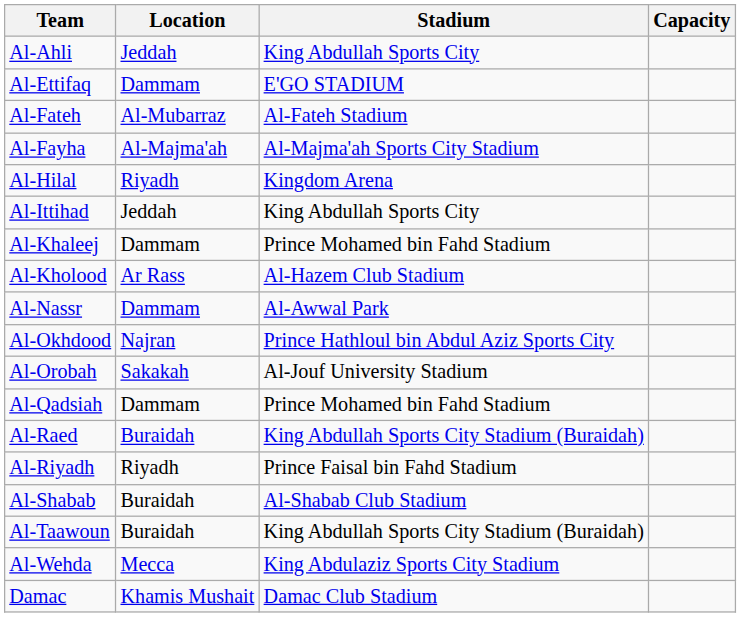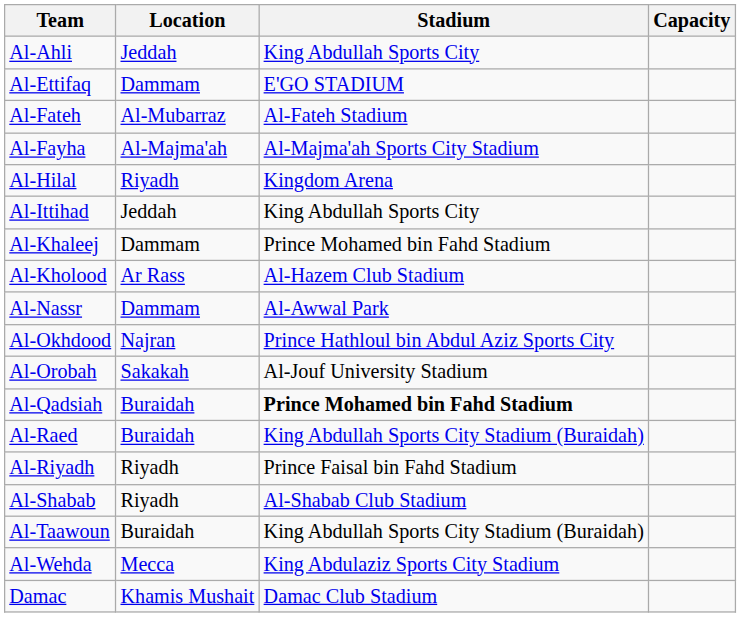(160, 404) Dammam -> (157, 404) Buraidah
(407, 404) normal -> (418, 404) bold
(157, 500) Buraidah -> (150, 500) Riyadh
